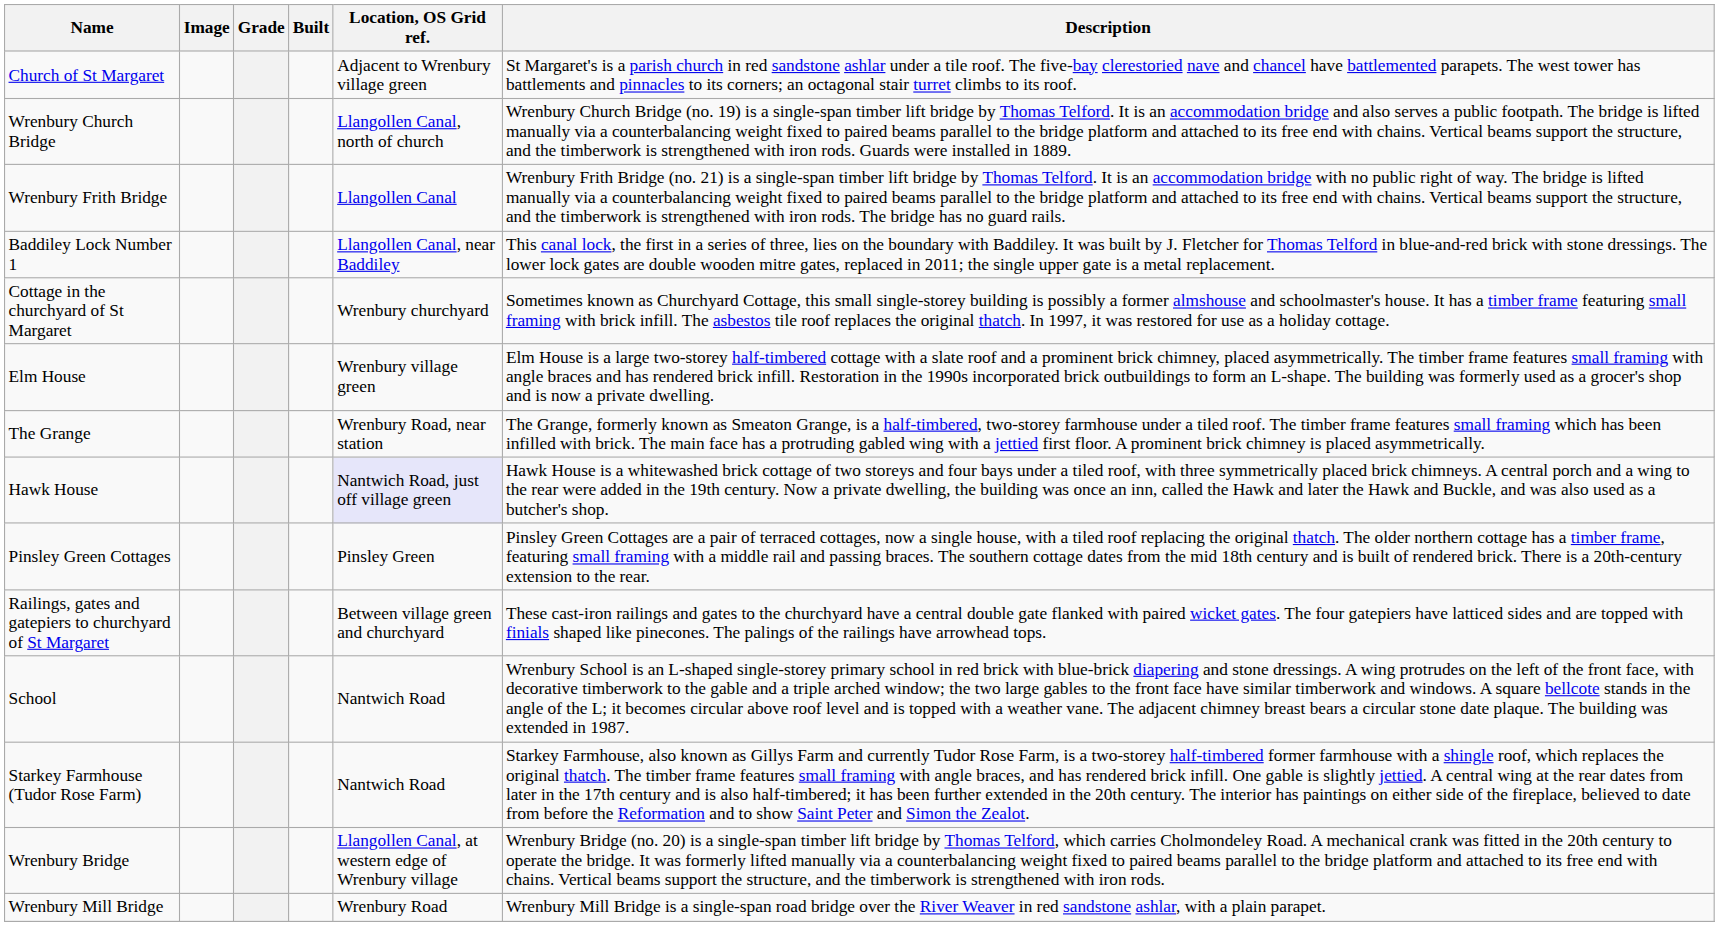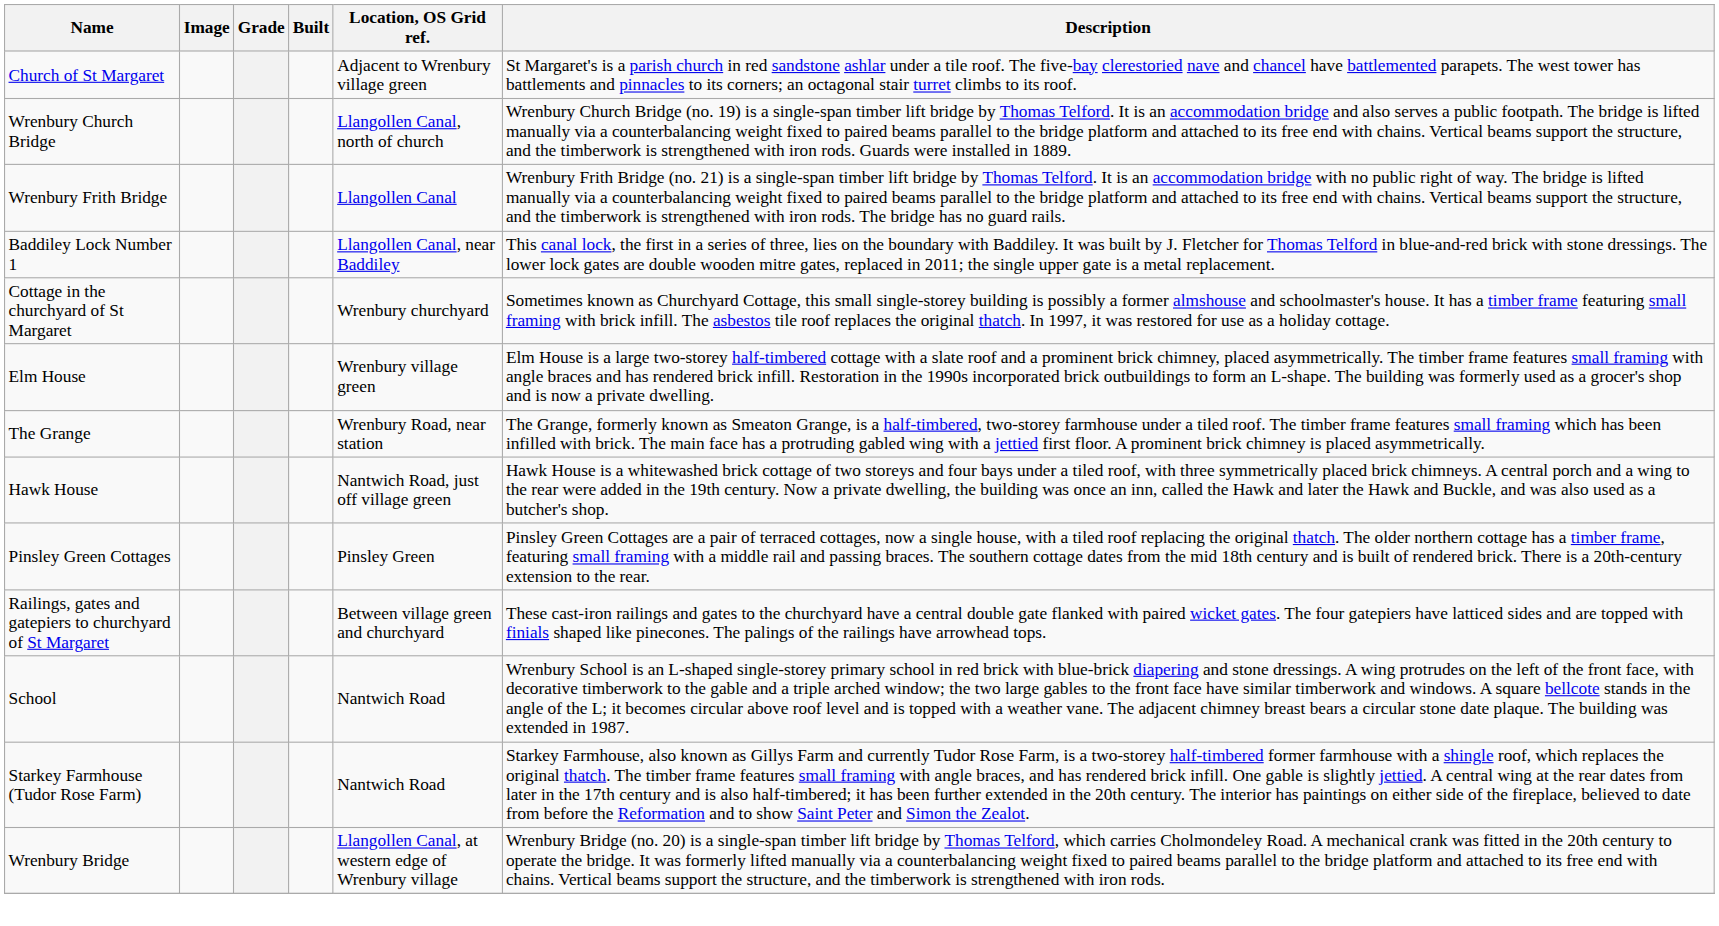(408, 490) lavender background -> (408, 490) no background
- row: (86, 907)
